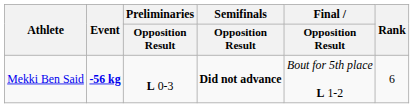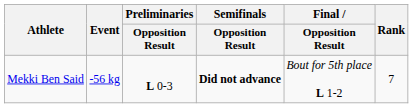(105, 79) bold -> (105, 79) normal
(392, 79) 6 -> (391, 79) 7
